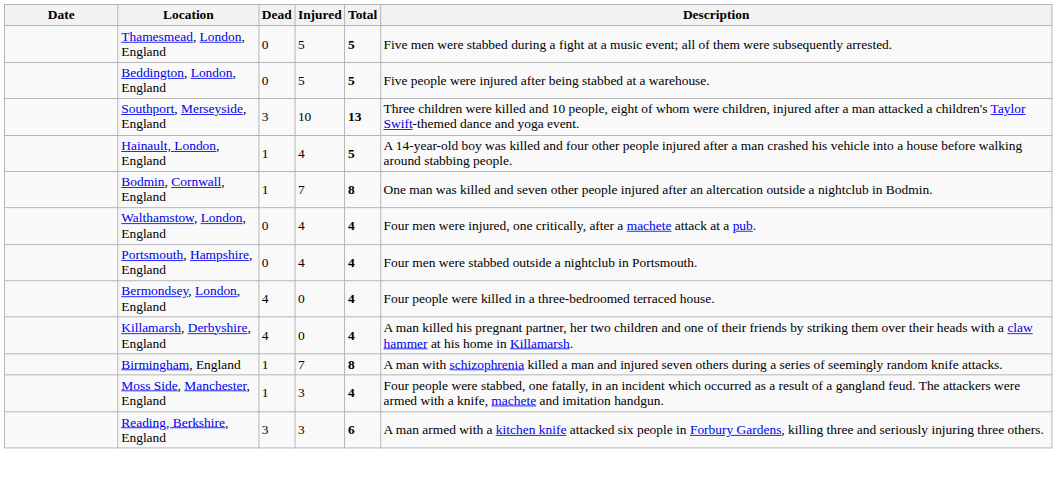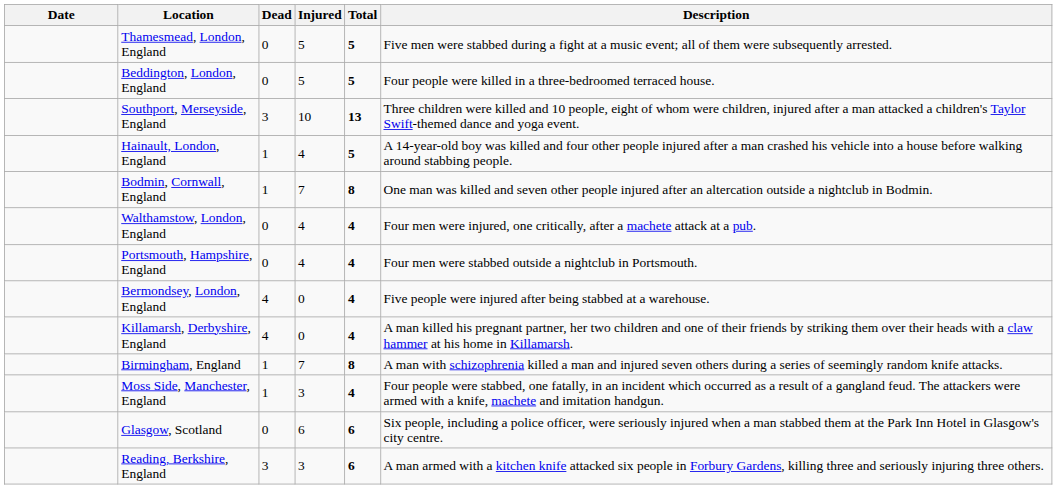(547, 80) Five people were injured after being stabbed at a warehouse. -> (549, 80) Four people were killed in a three-bedroomed terraced house.
(549, 299) Four people were killed in a three-bedroomed terraced house. -> (547, 299) Five people were injured after being stabbed at a warehouse.
+ row: (172, 429)
